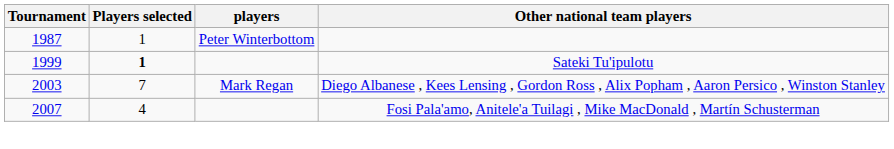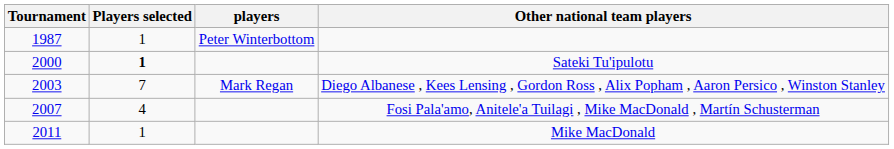(47, 62) 1999 -> (47, 62) 2000
+ row: (603, 132)
